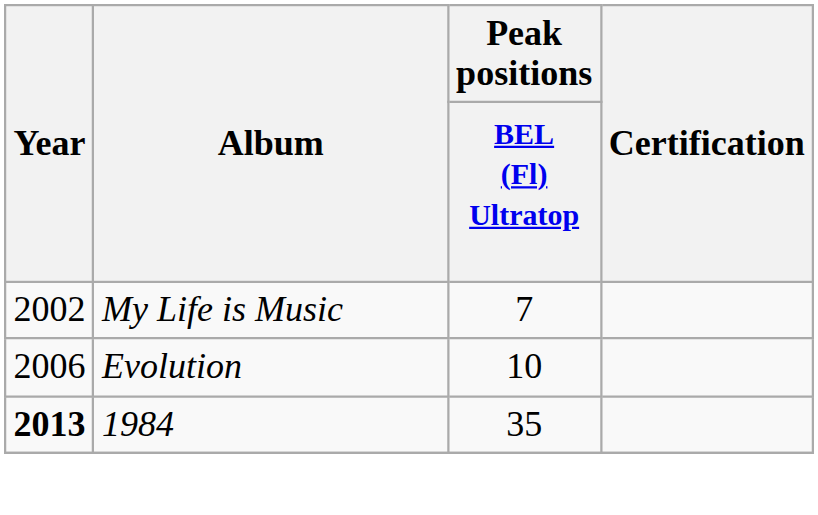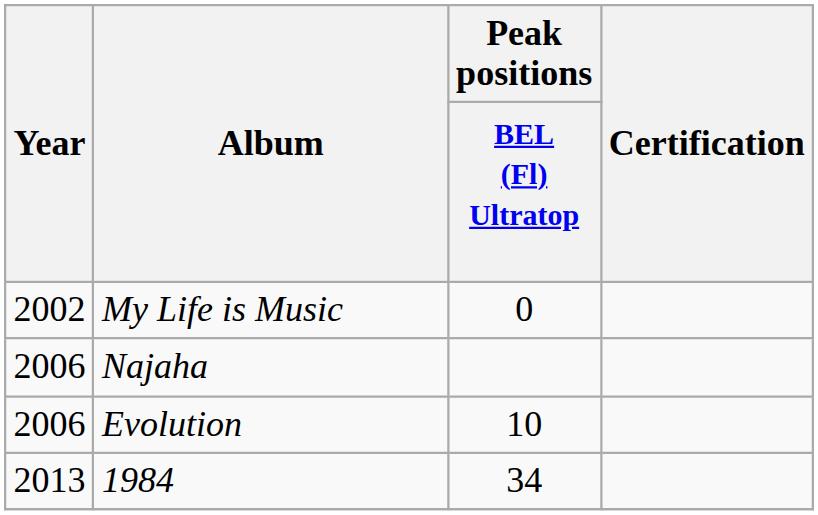(524, 309) 7 -> (524, 309) 0
+ row: (155, 366)
(49, 423) bold -> (49, 480) normal
(524, 423) 35 -> (524, 480) 34
